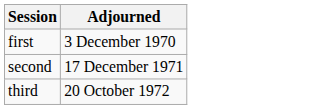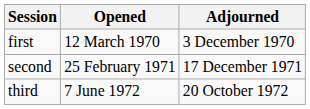+ column: (120, 16)
